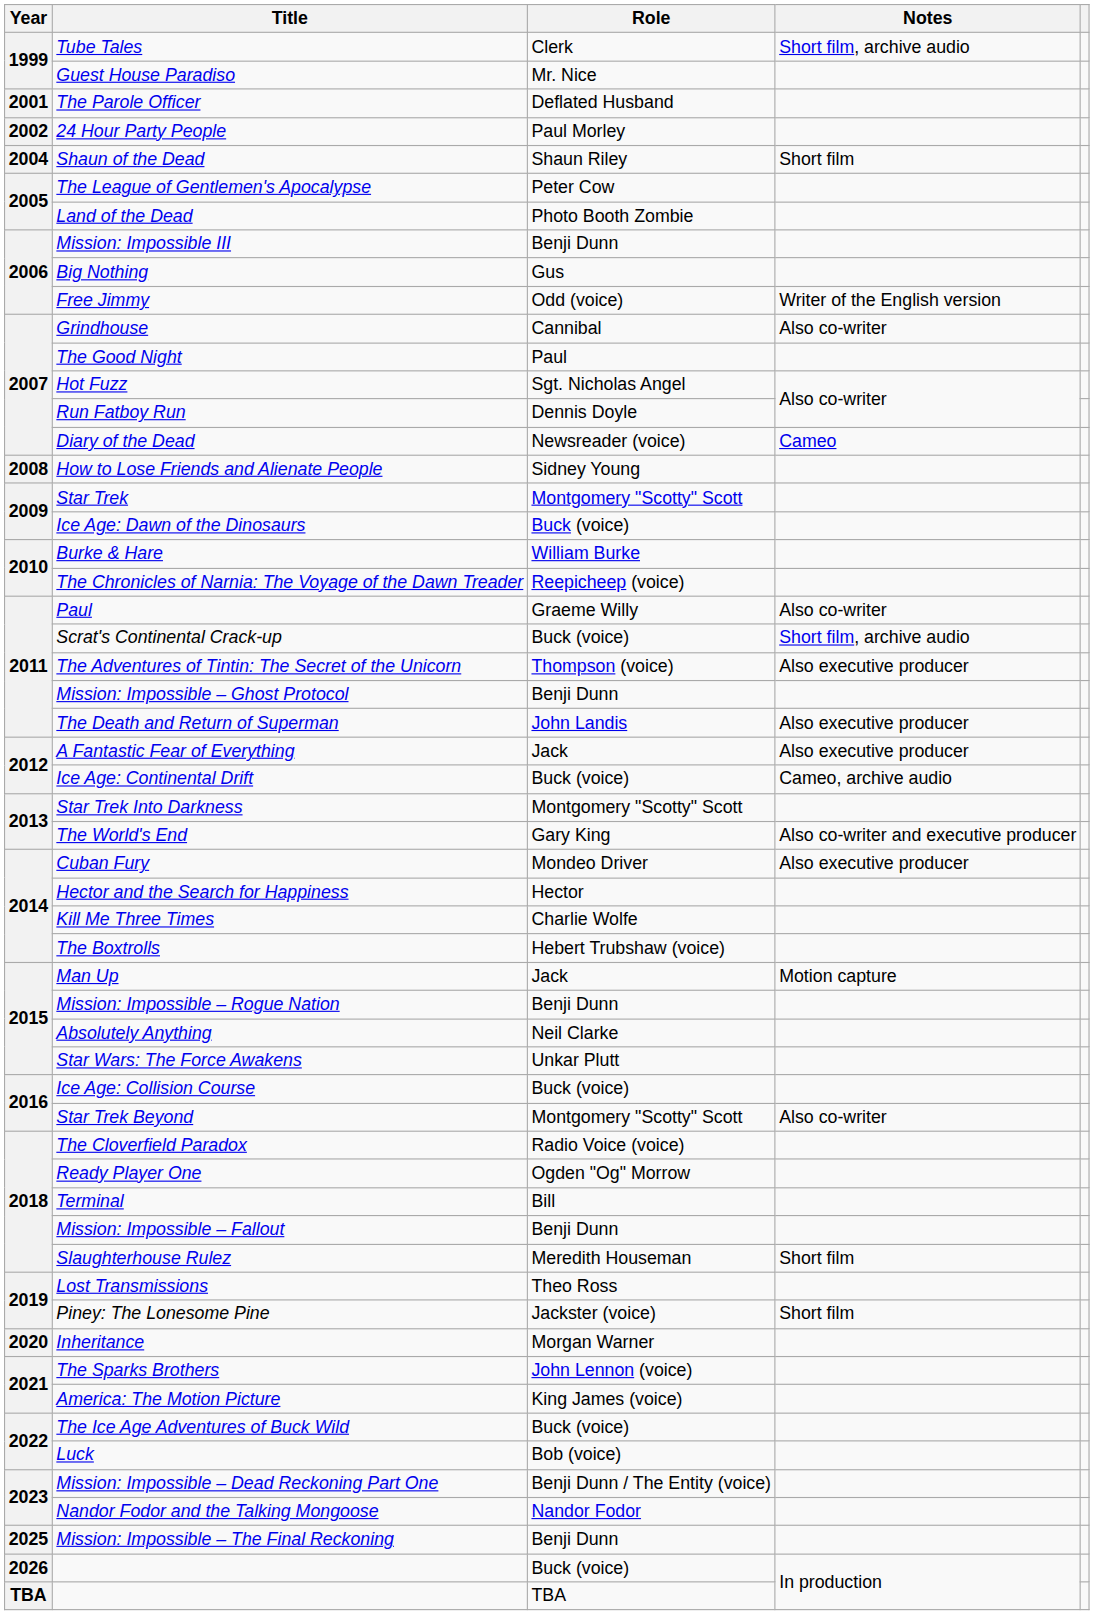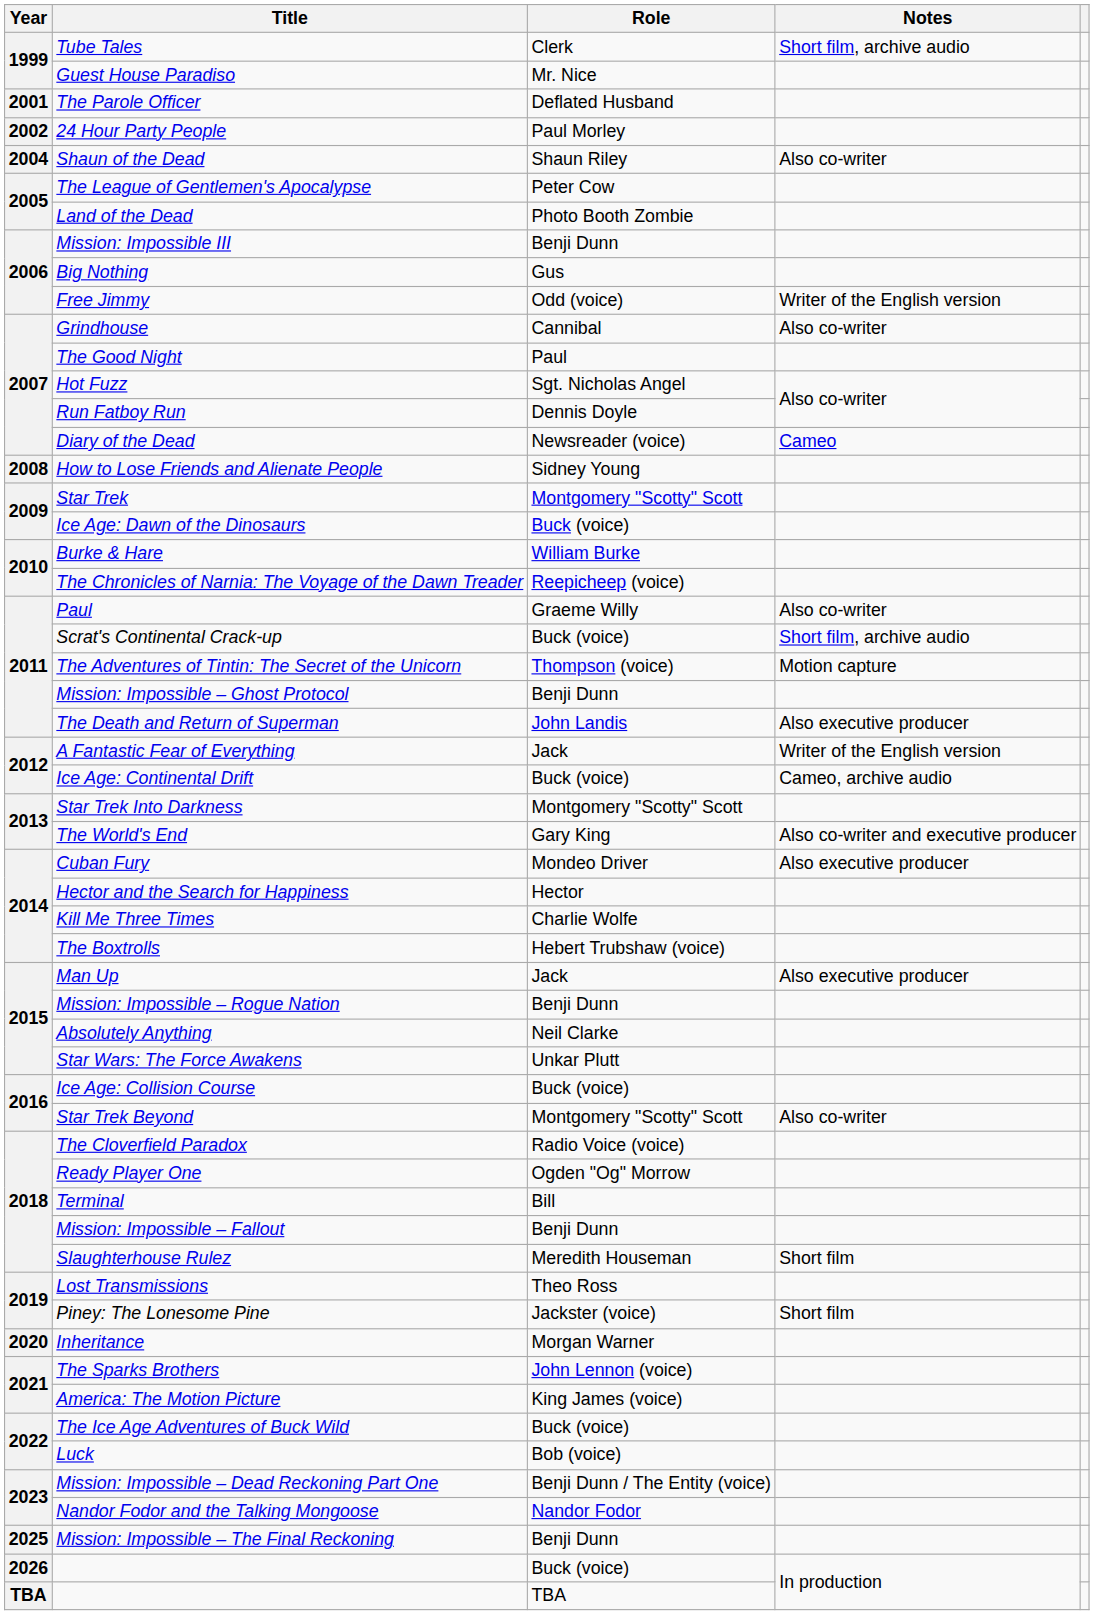(817, 159) Short film -> (833, 159) Also co-writer
(874, 666) Also executive producer -> (838, 666) Motion capture
(874, 750) Also executive producer -> (890, 750) Writer of the English version
(838, 976) Motion capture -> (874, 976) Also executive producer
